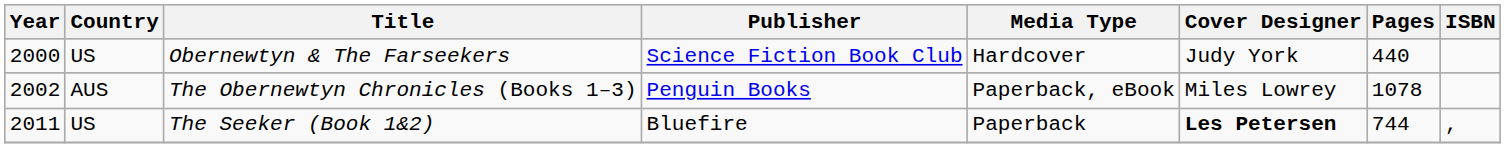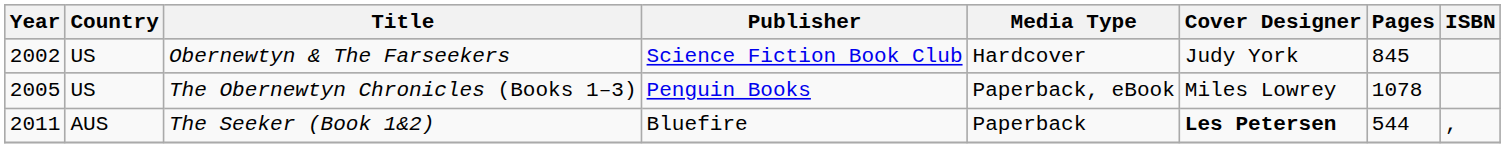(35, 56) 2000 -> (35, 56) 2002
(1391, 56) 440 -> (1391, 56) 845
(35, 91) 2002 -> (35, 91) 2005
(89, 91) AUS -> (83, 91) US
(83, 125) US -> (89, 125) AUS
(1391, 125) 744 -> (1391, 125) 544
